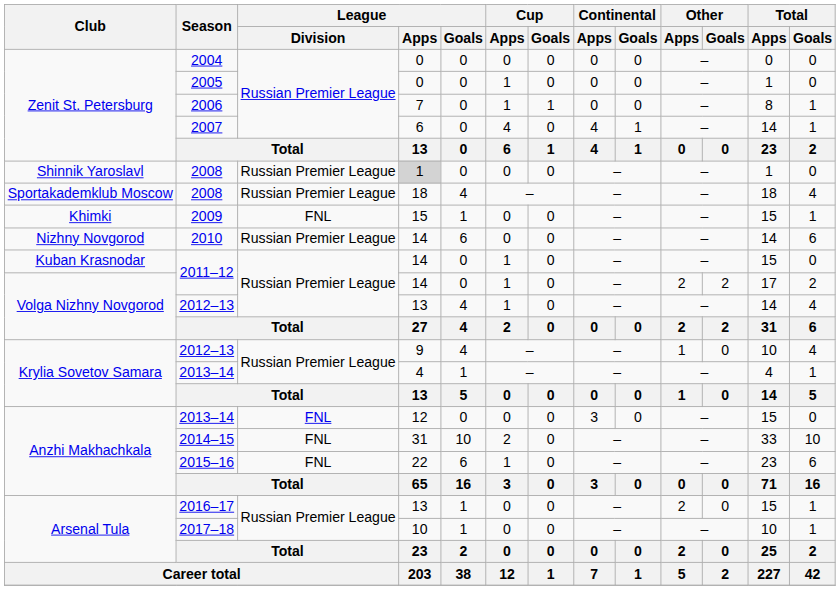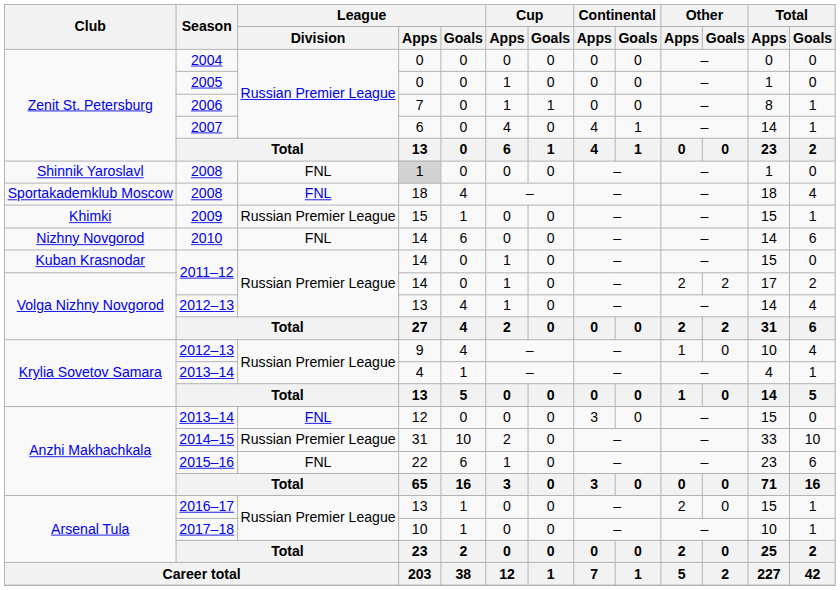(318, 171) Russian Premier League -> (318, 171) FNL
(318, 194) Russian Premier League -> (318, 194) FNL
(318, 216) FNL -> (318, 216) Russian Premier League
(318, 238) Russian Premier League -> (318, 238) FNL
(318, 439) FNL -> (318, 439) Russian Premier League
